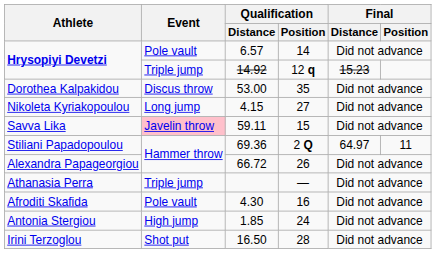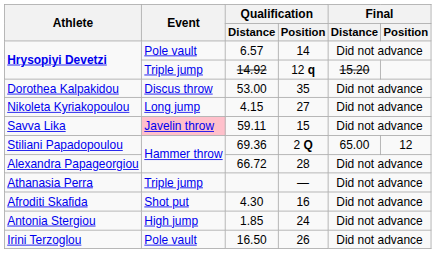(354, 70) 15.23 -> (354, 70) 15.20
(354, 145) 64.97 -> (354, 145) 65.00
(406, 145) 11 -> (406, 145) 12
(303, 164) 26 -> (303, 164) 28
(171, 202) Pole vault -> (167, 202) Shot put
(167, 240) Shot put -> (171, 240) Pole vault
(303, 240) 28 -> (303, 240) 26
